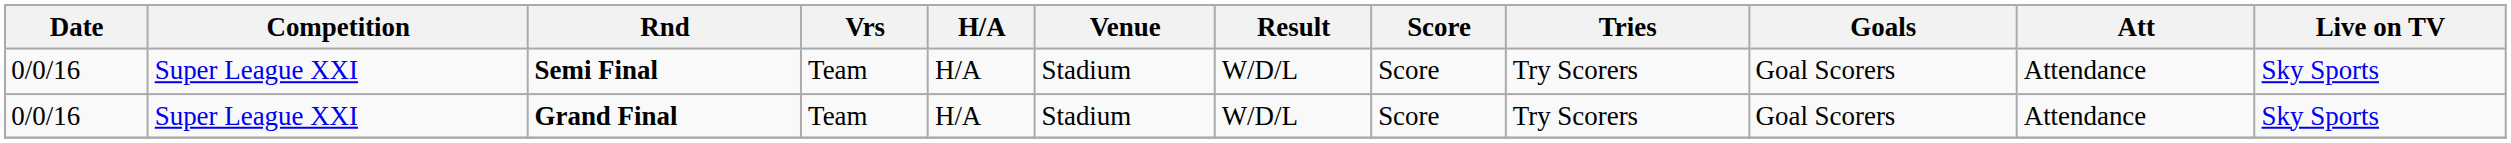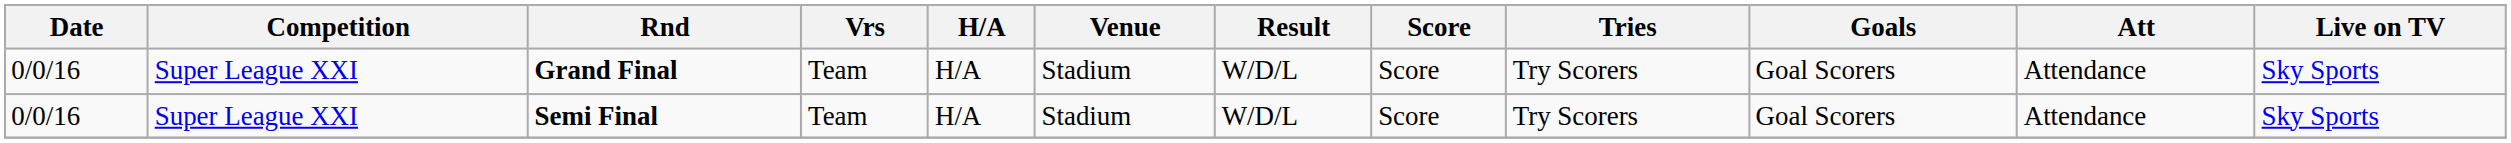rows swapped: (596, 70) <-> (606, 115)
